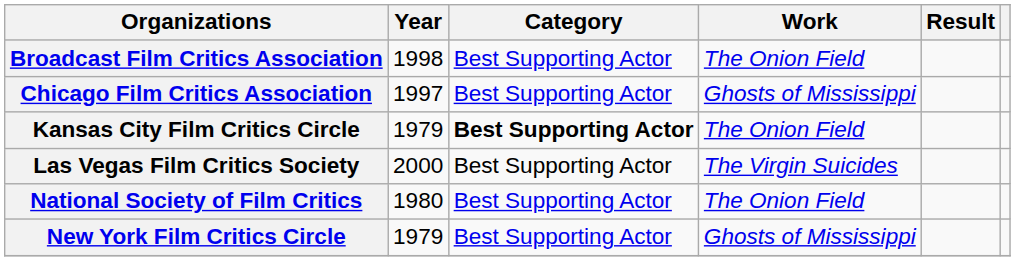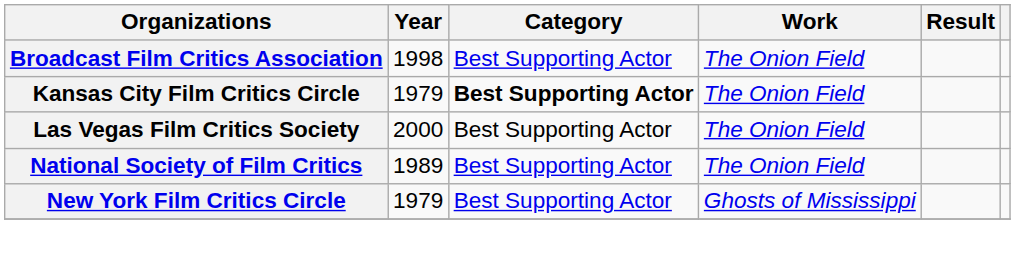- row: (196, 93)
(801, 165) The Virgin Suicides -> (784, 129) The Onion Field
(418, 201) 1980 -> (418, 165) 1989
